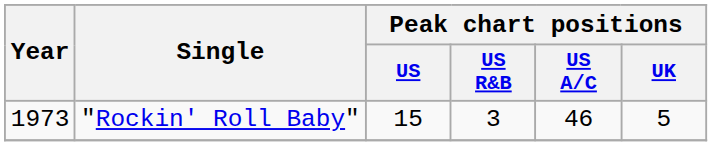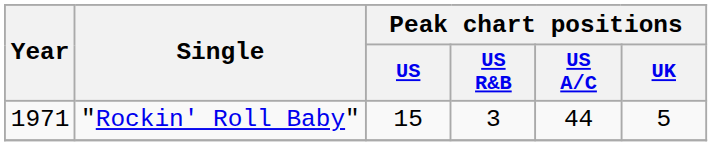(40, 120) 1973 -> (40, 120) 1971
(579, 120) 46 -> (579, 120) 44
